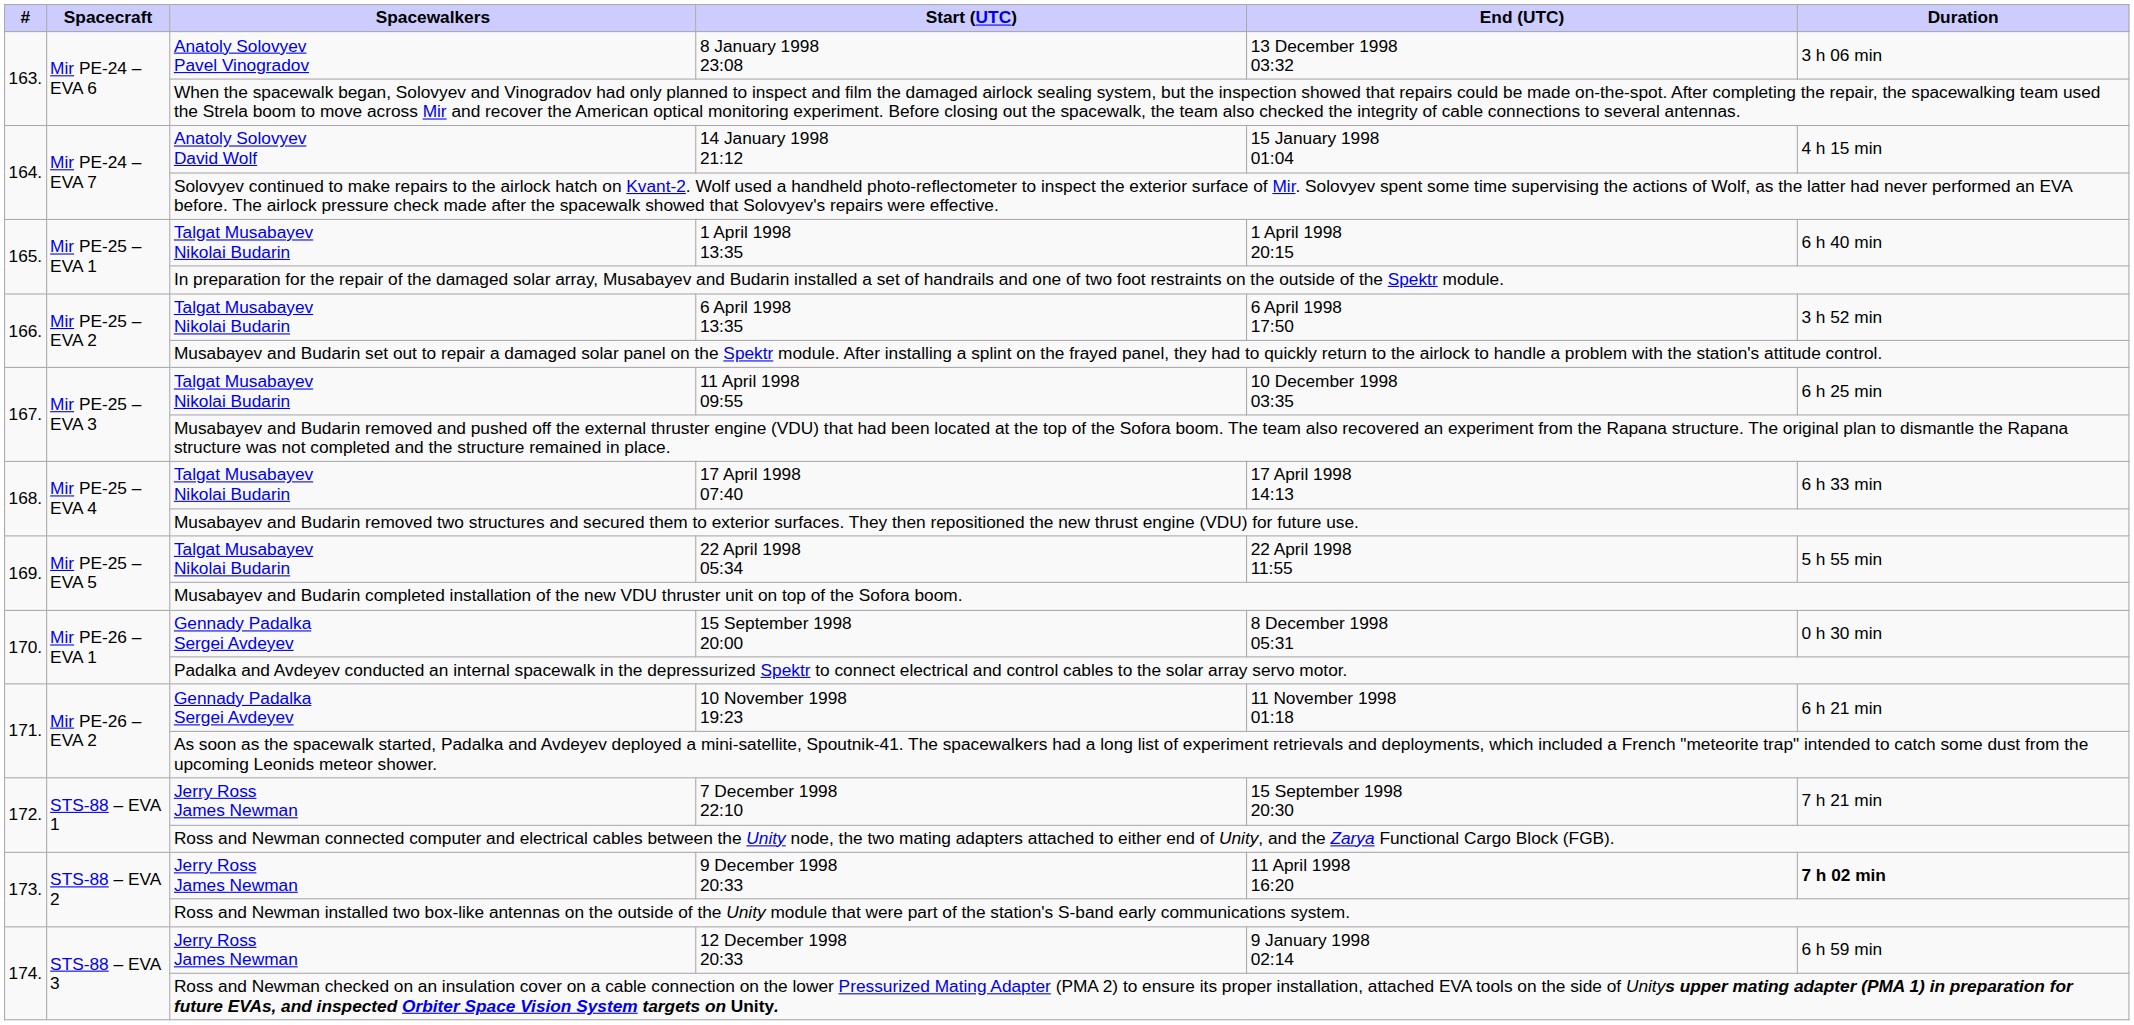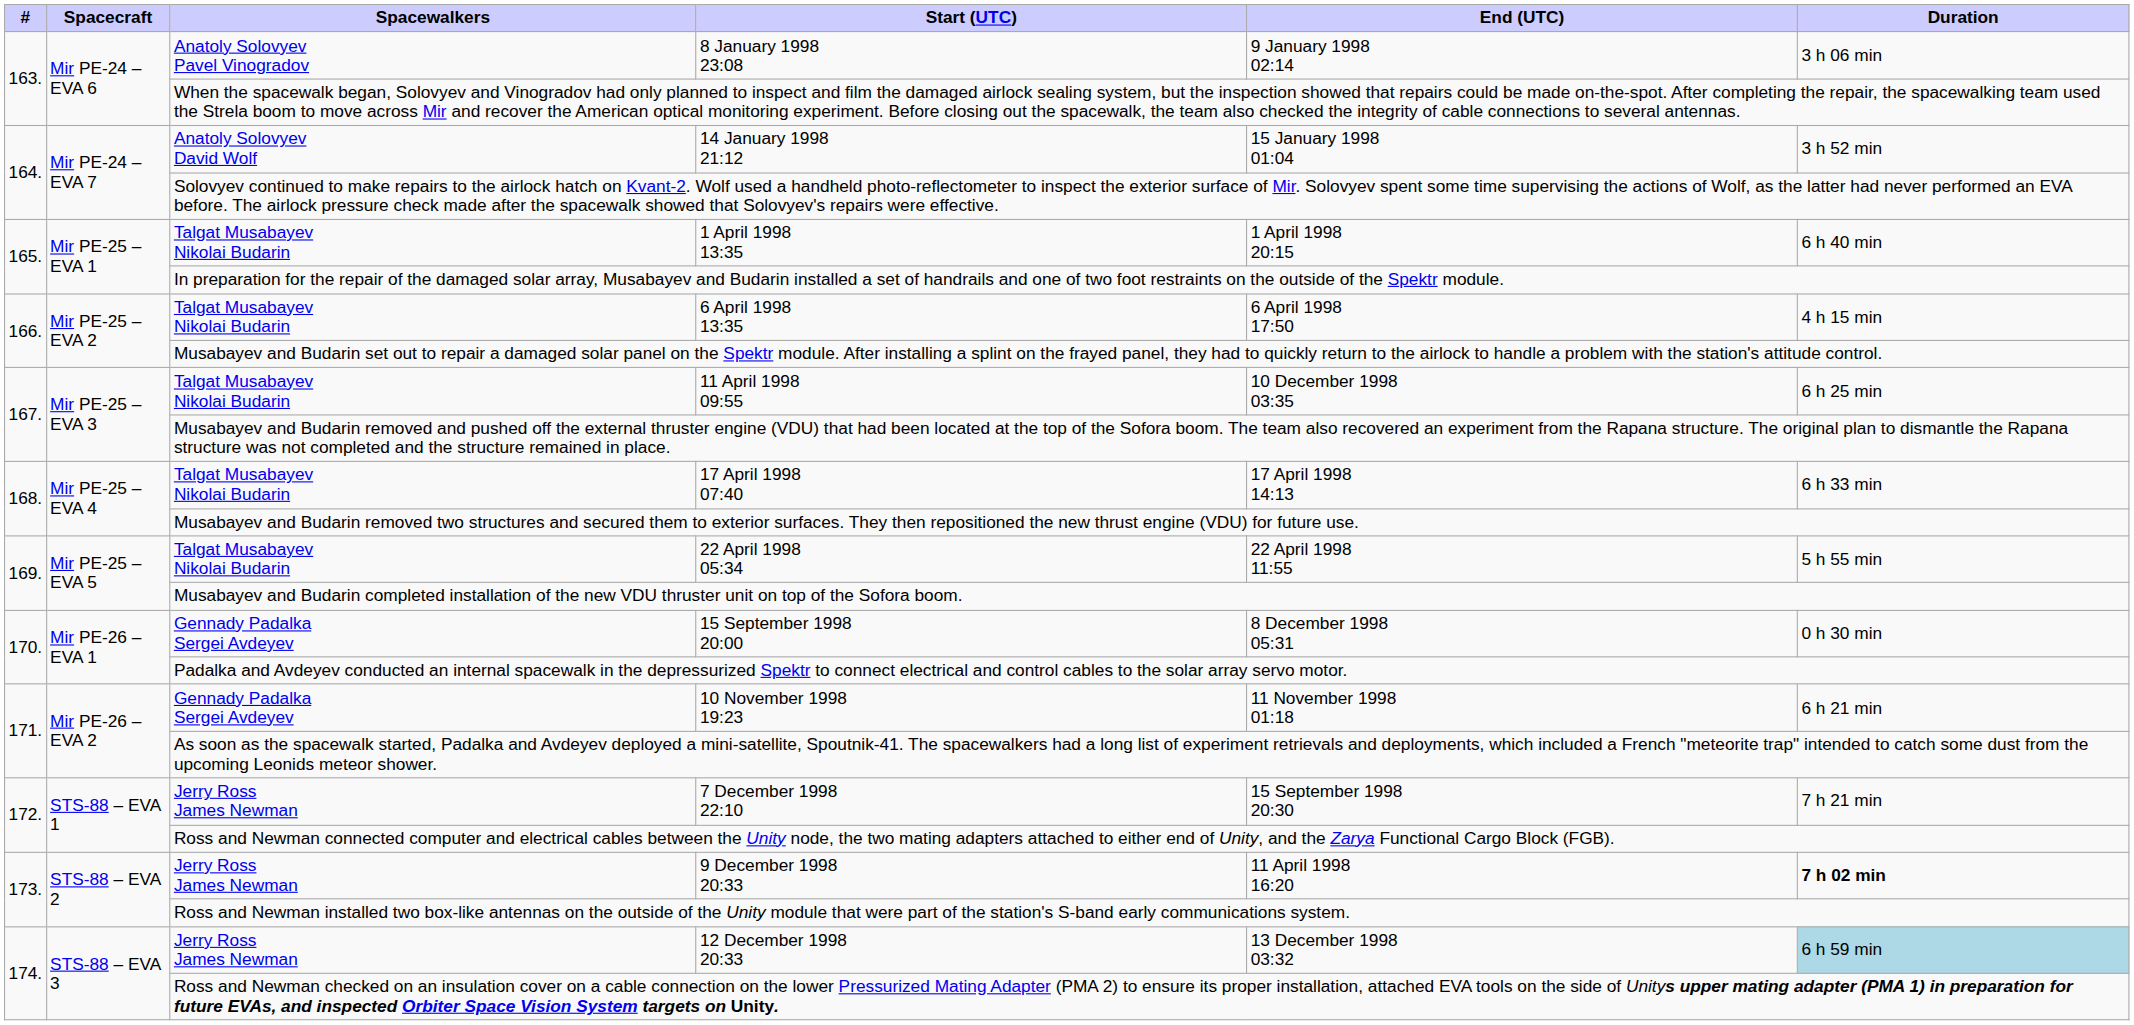(1324, 55) 13 December 1998 03:32 -> (1310, 55) 9 January 1998 02:14
(1842, 149) 4 h 15 min -> (1842, 149) 3 h 52 min
(1842, 316) 3 h 52 min -> (1842, 316) 4 h 15 min
(1310, 949) 9 January 1998 02:14 -> (1324, 949) 13 December 1998 03:32
(1842, 949) no background -> (1842, 949) lightblue background
